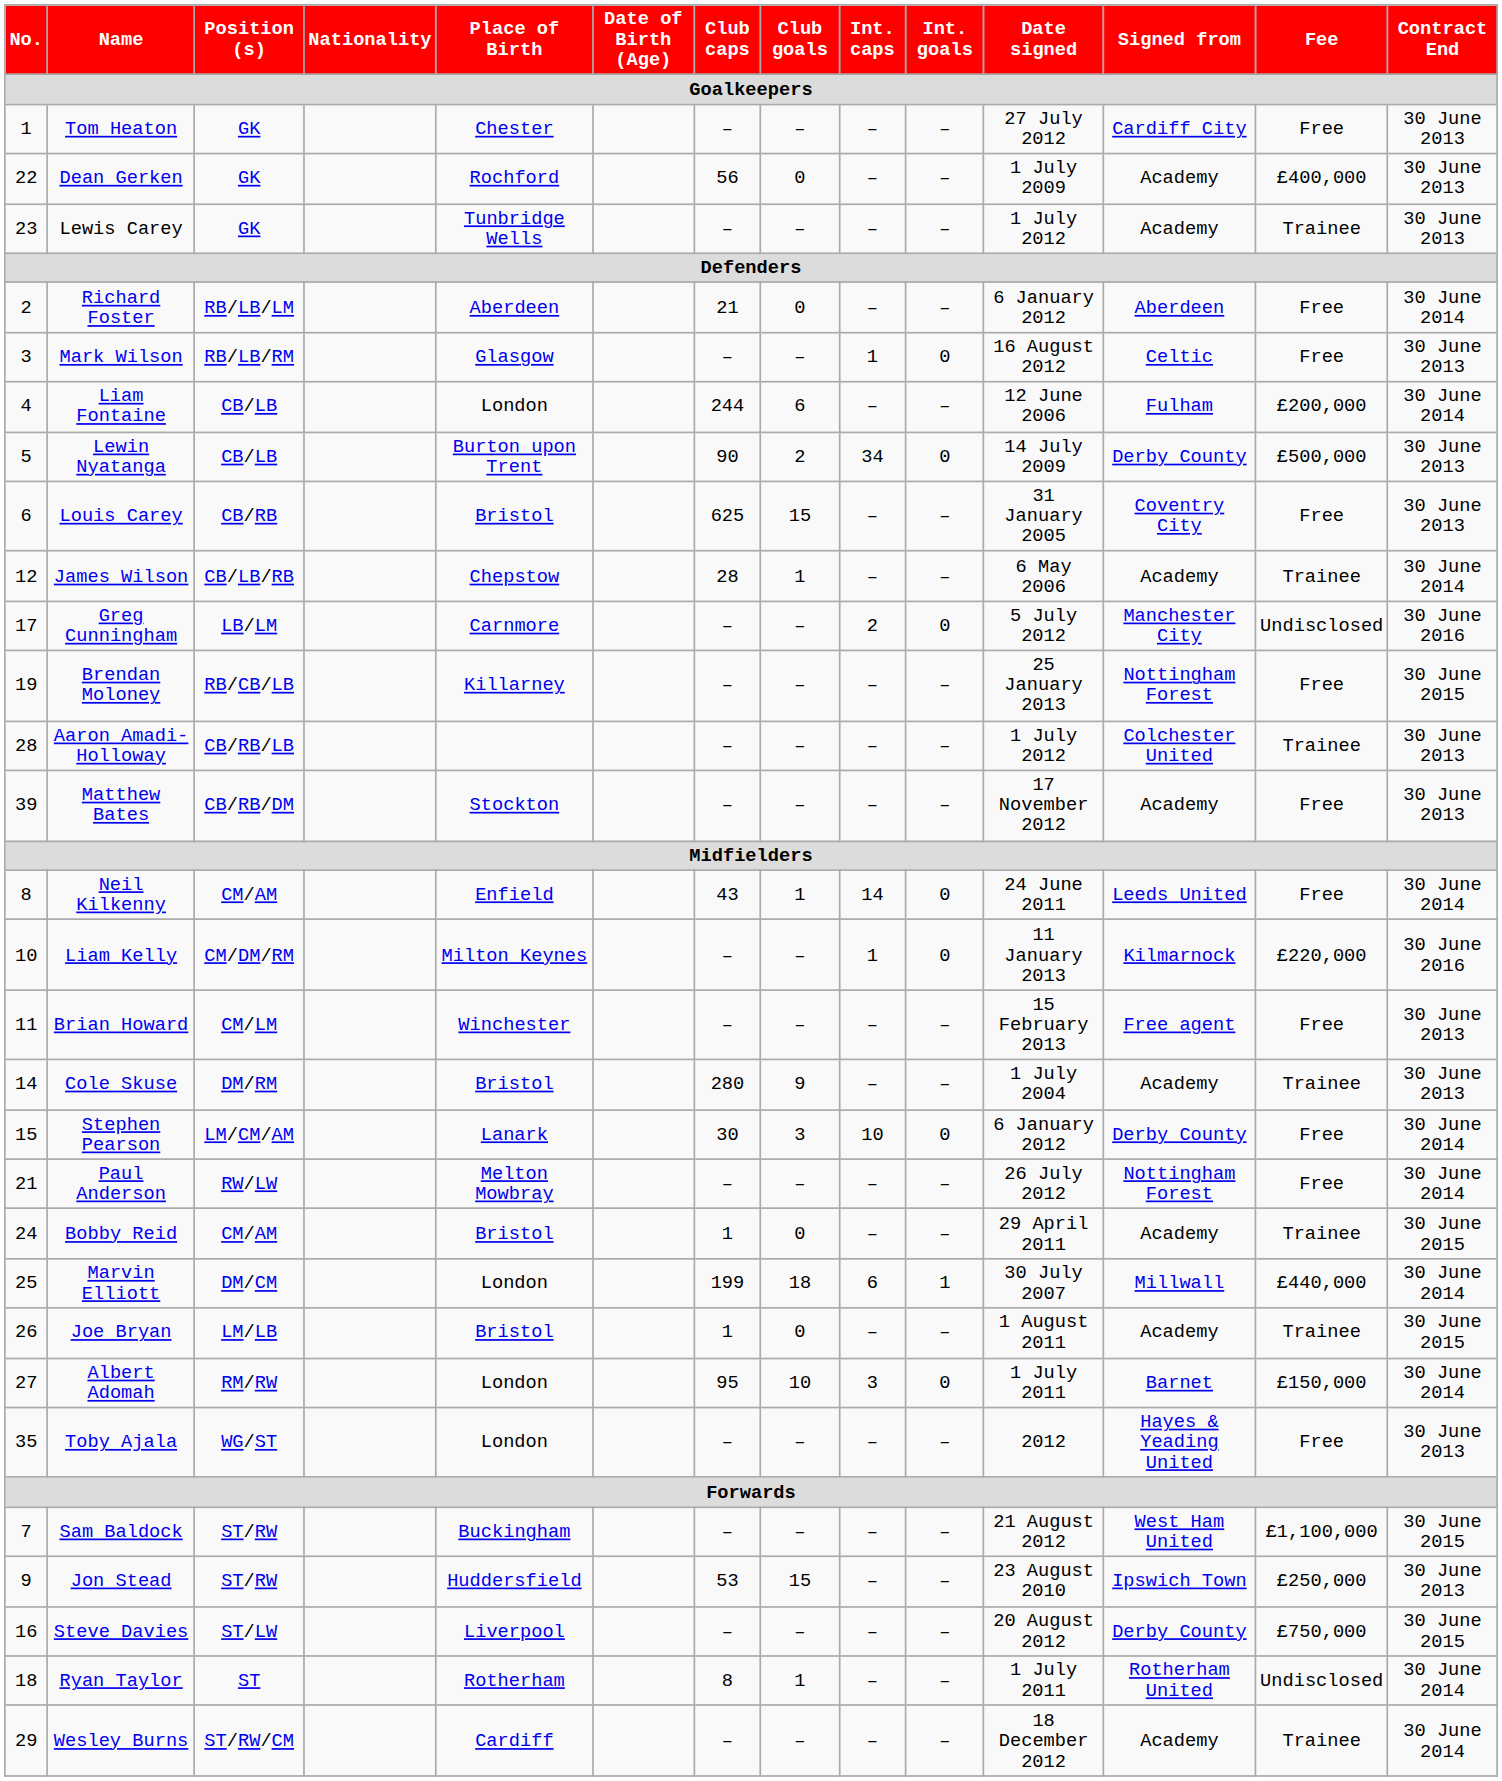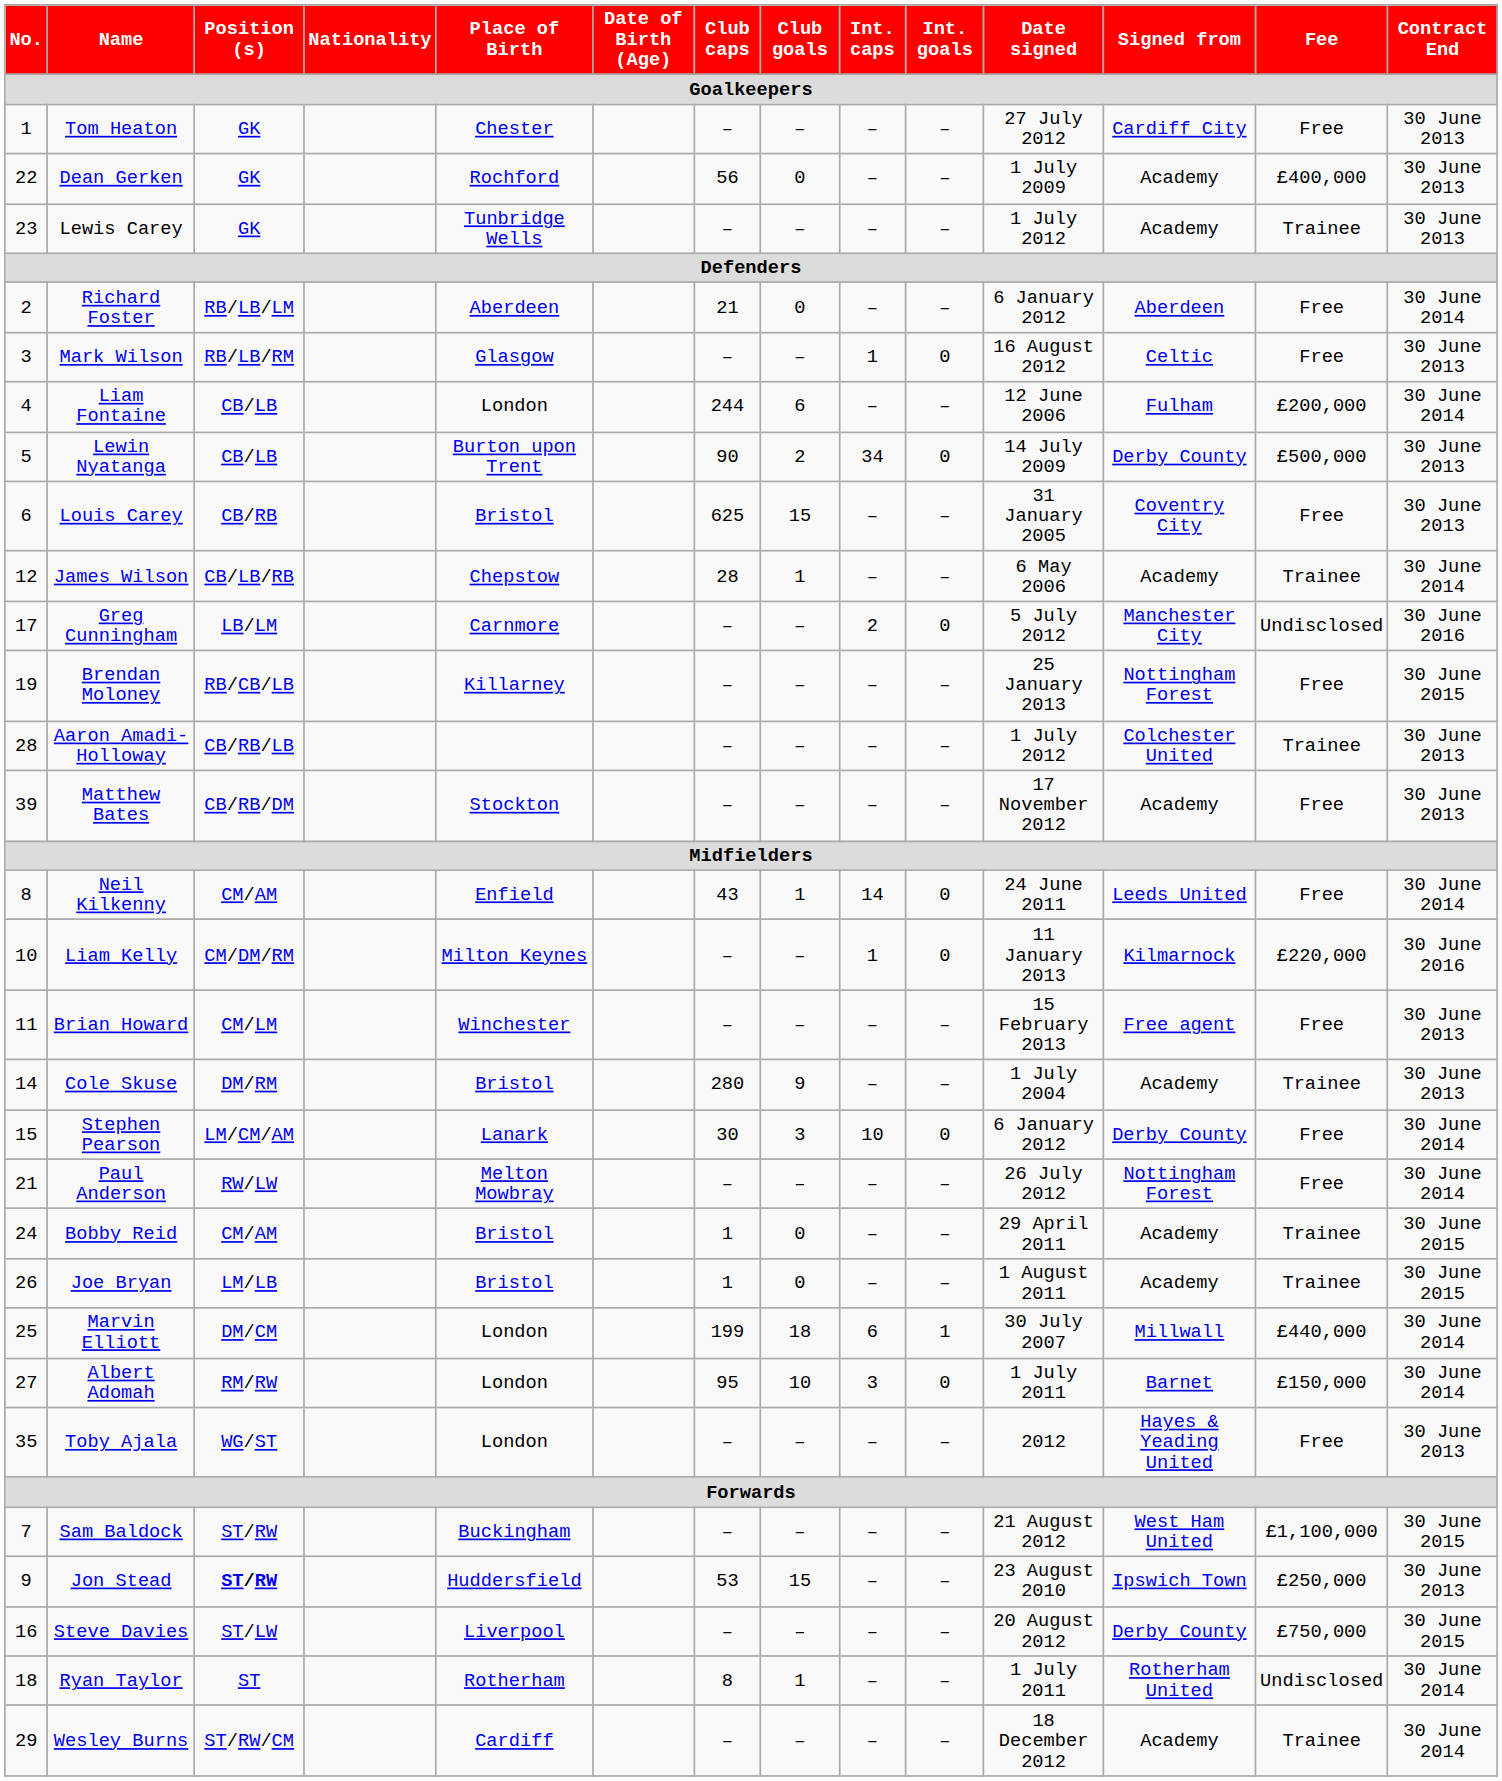rows swapped: (121, 1283) <-> (121, 1333)
(249, 1581) normal -> (249, 1581) bold
